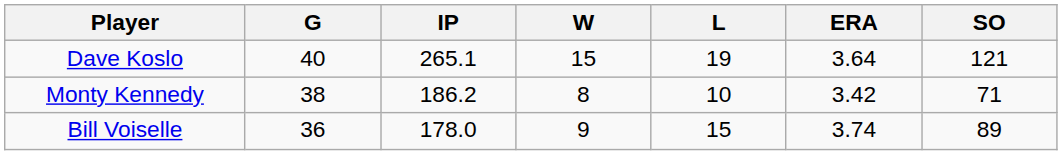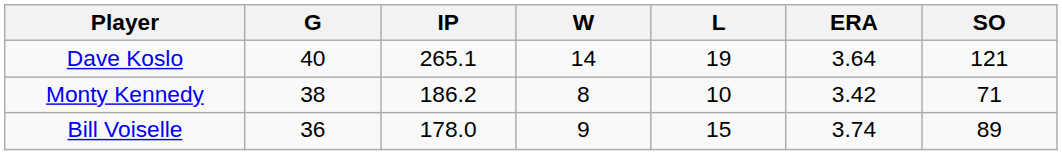(583, 58) 15 -> (583, 58) 14
